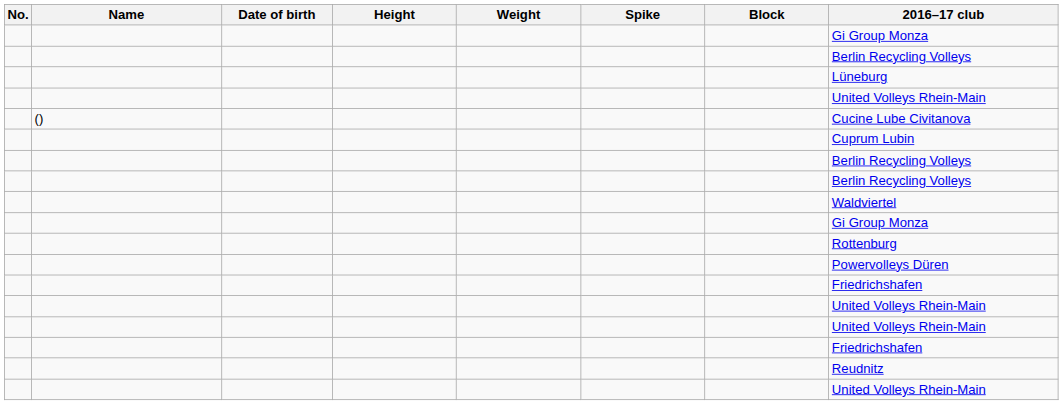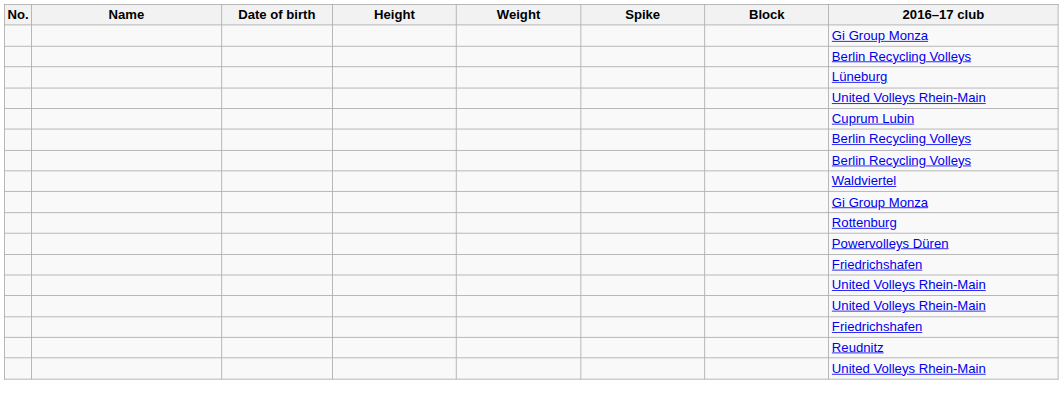- row: (18, 119)
